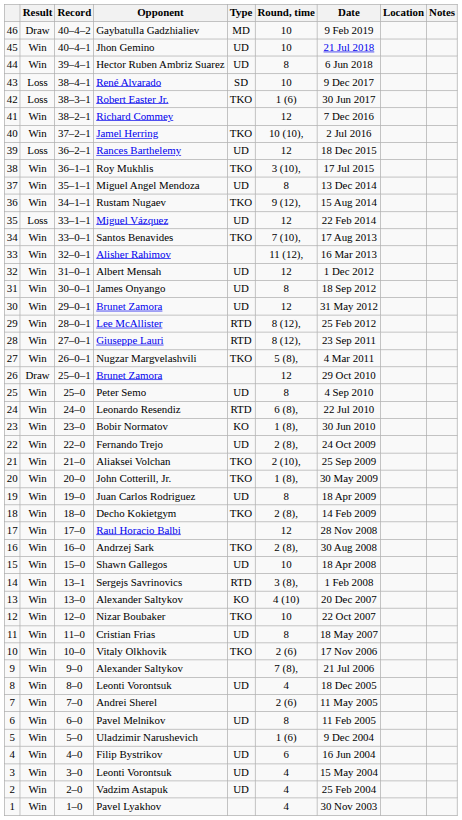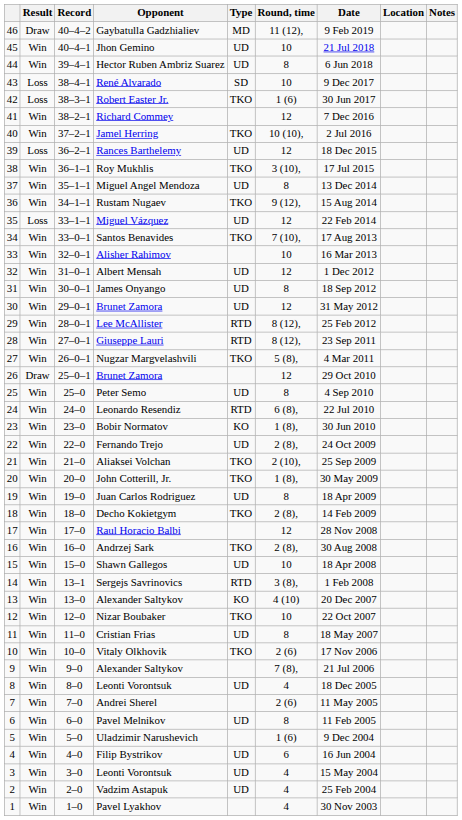(286, 30) 10 -> (286, 30) 11 (12),
(286, 254) 11 (12), -> (286, 254) 10
